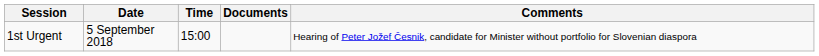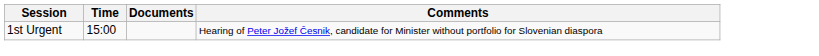- column: (131, 13)
